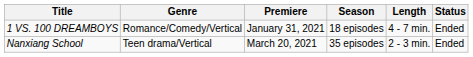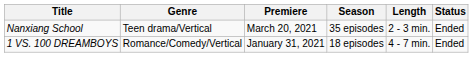rows swapped: (62, 28) <-> (45, 44)
